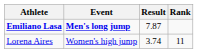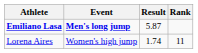(153, 26) 7.87 -> (153, 26) 5.87
(153, 41) 3.74 -> (153, 41) 1.74
